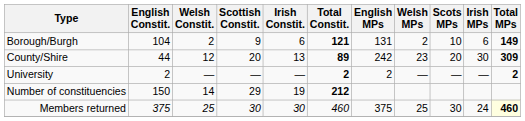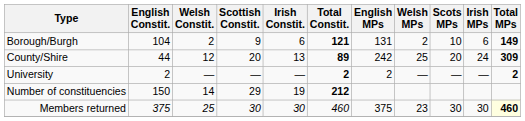(422, 58) 23 -> (422, 58) 25
(483, 58) 30 -> (483, 58) 24
(422, 108) 25 -> (422, 108) 23
(483, 108) 24 -> (483, 108) 30
